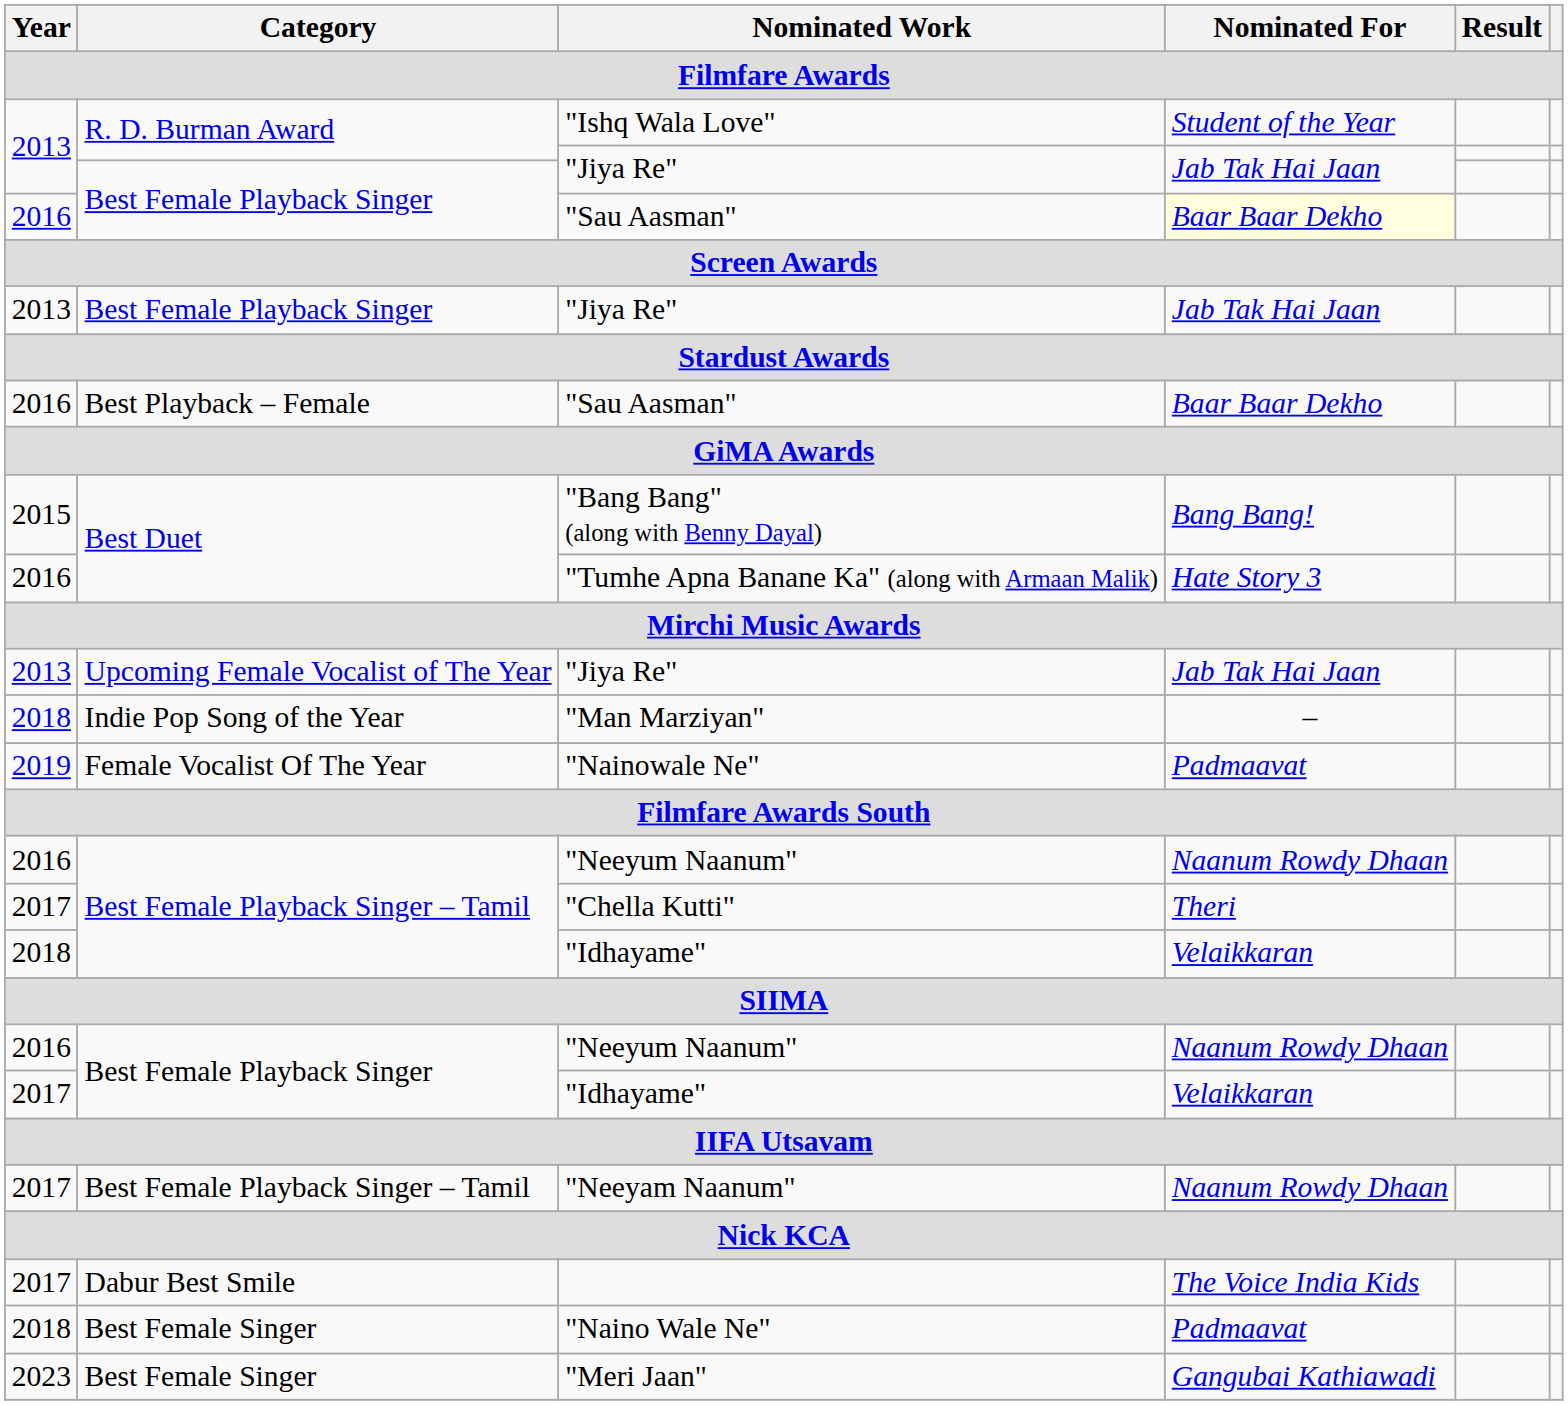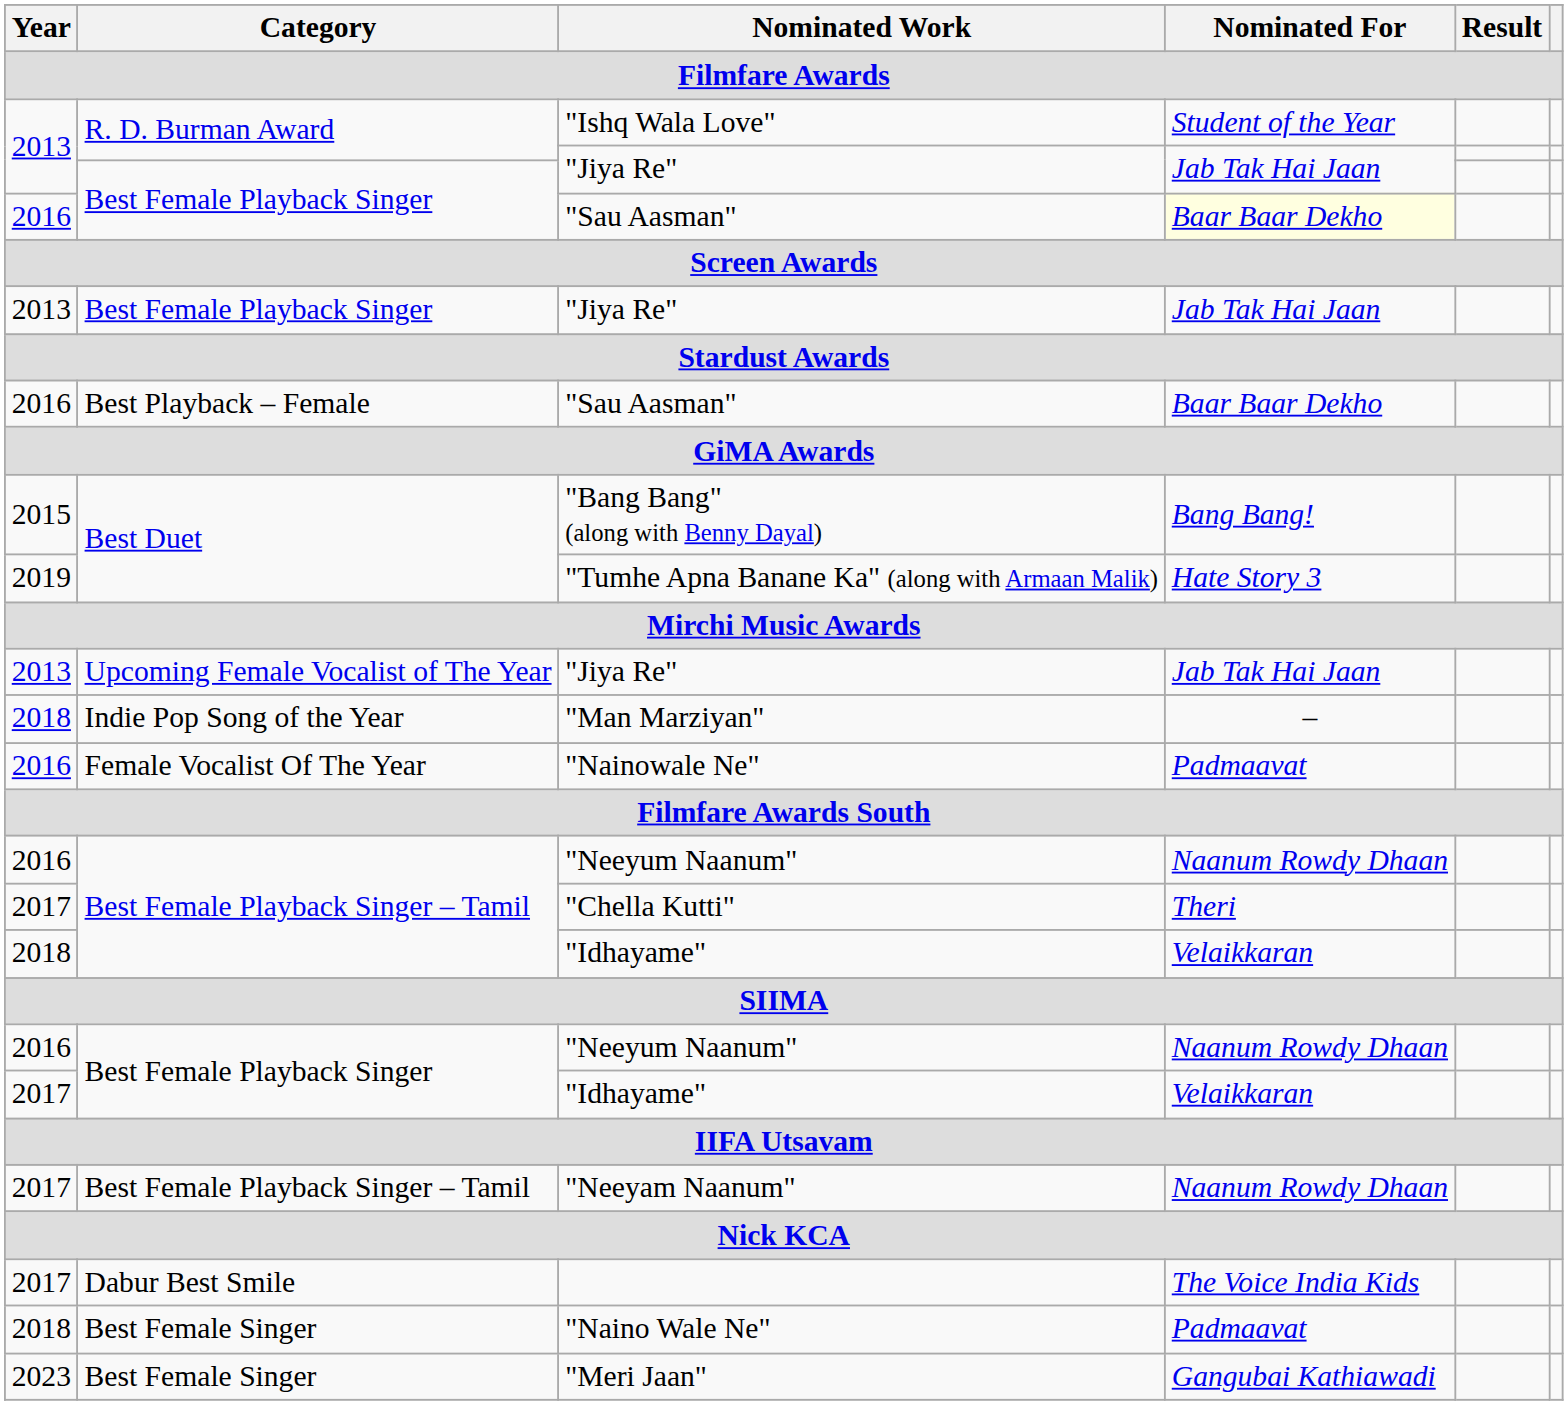(41, 577) 2016 -> (41, 577) 2019
(41, 765) 2019 -> (41, 765) 2016
